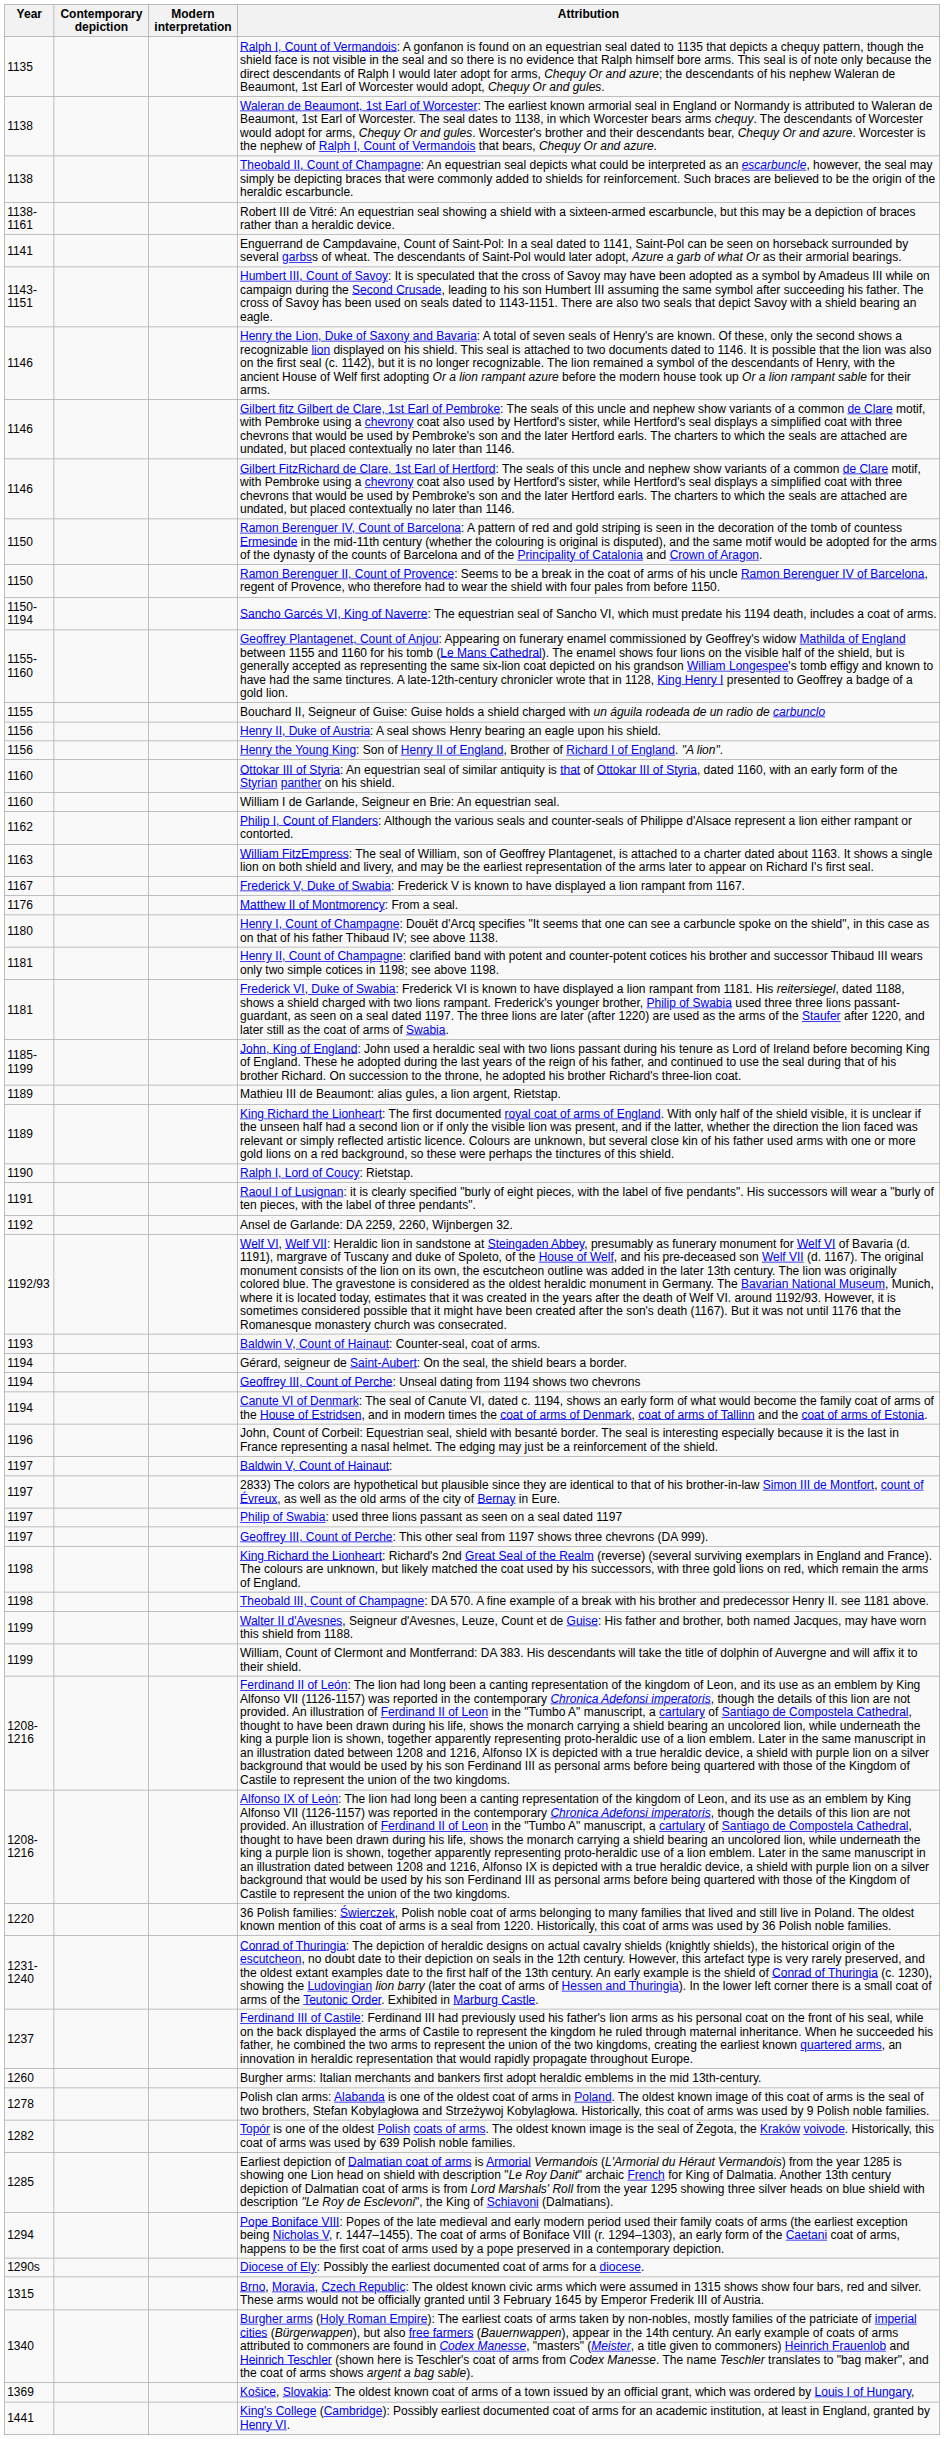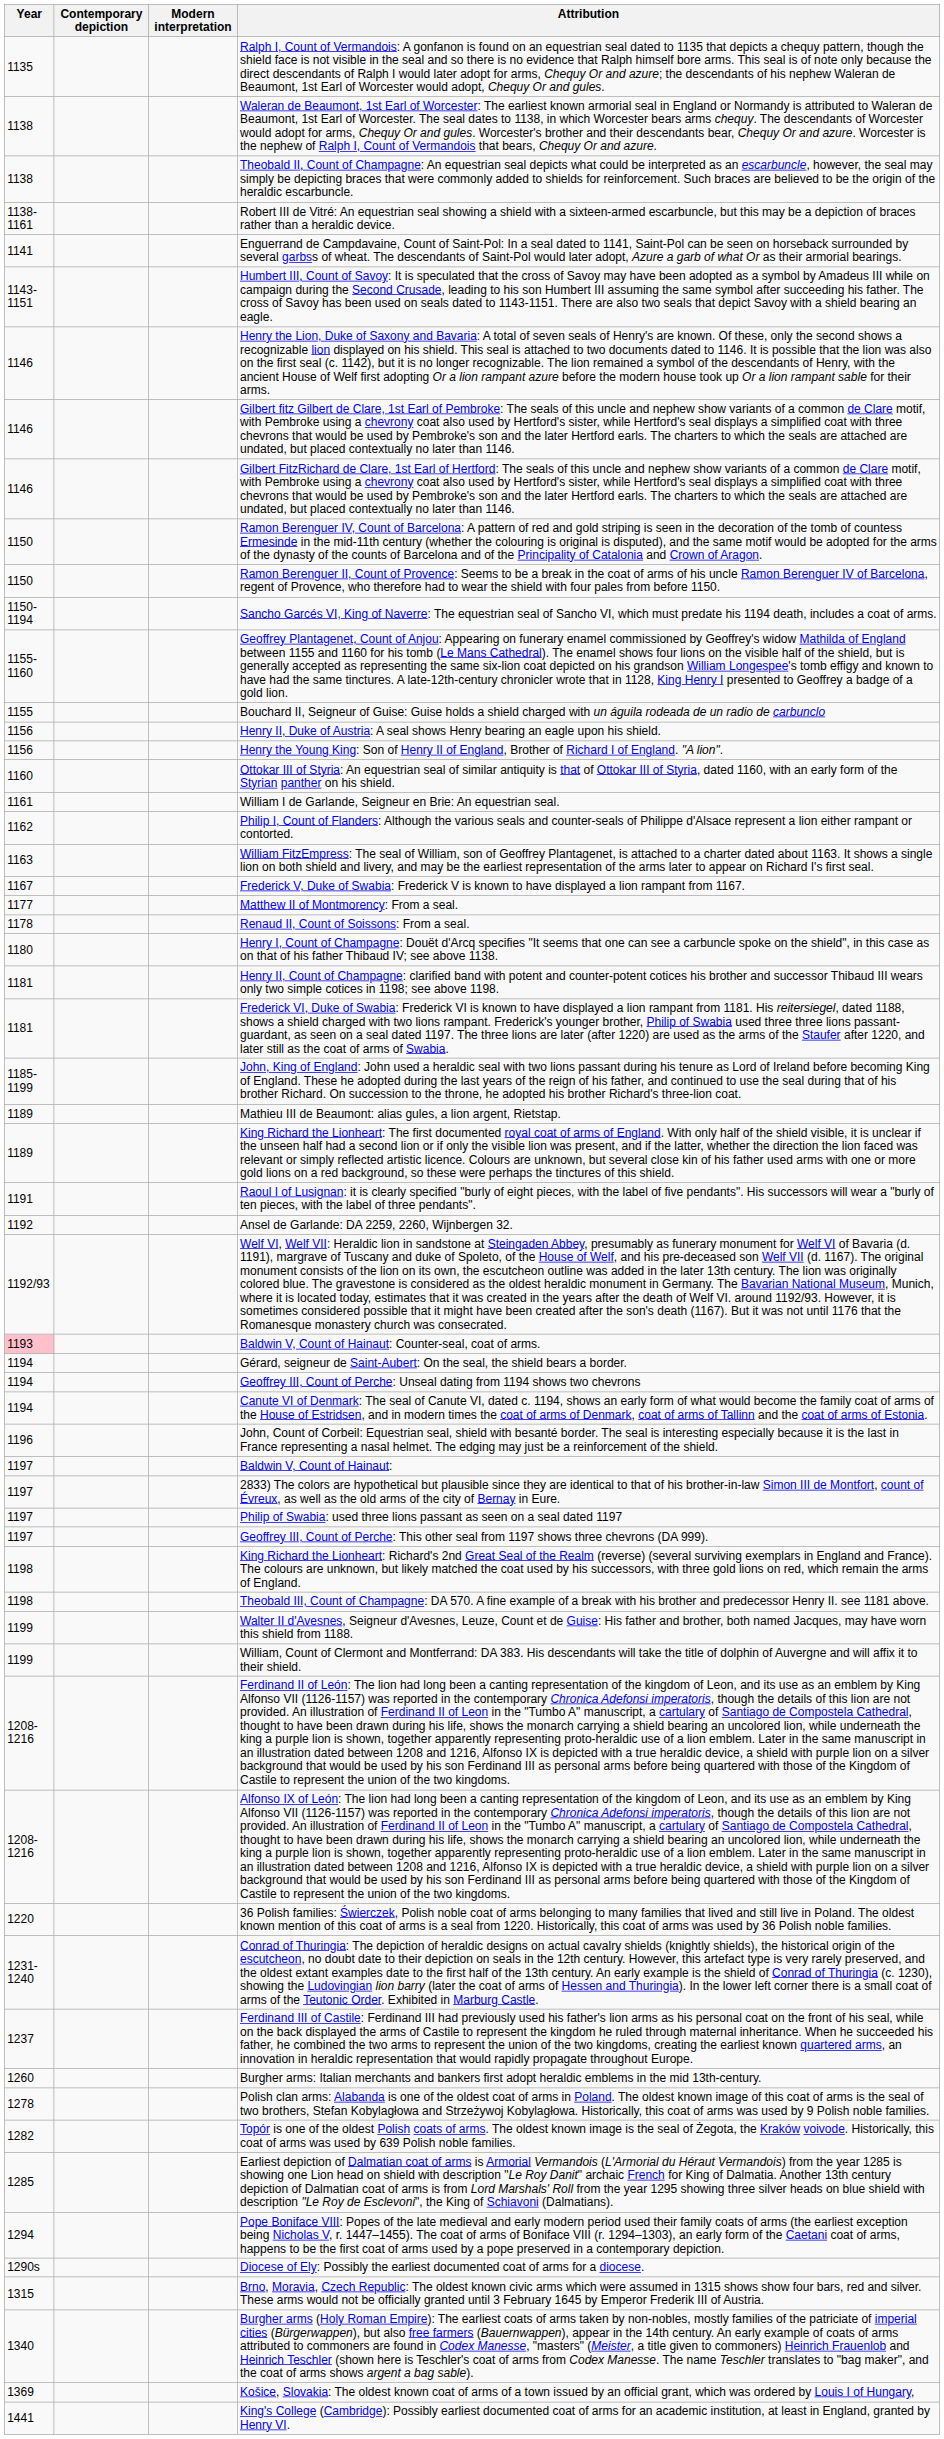(20, 802) 1160 -> (20, 802) 1161
(20, 905) 1176 -> (20, 905) 1177
+ row: (355, 924)
- row: (327, 1173)
(20, 1344) no background -> (20, 1344) pink background
